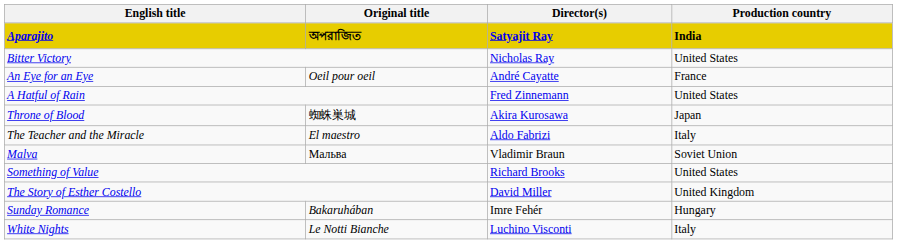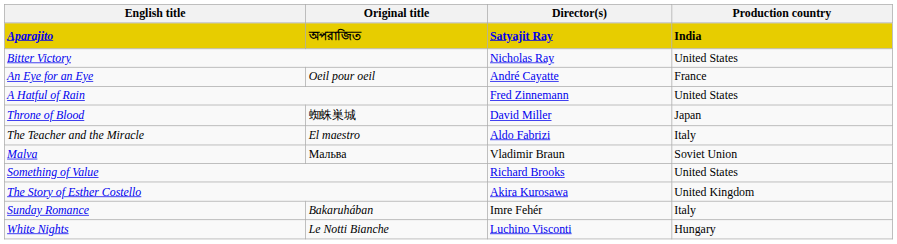(529, 115) Akira Kurosawa -> (521, 115) David Miller
(521, 191) David Miller -> (529, 191) Akira Kurosawa
(695, 210) Hungary -> (685, 210) Italy
(685, 229) Italy -> (695, 229) Hungary
